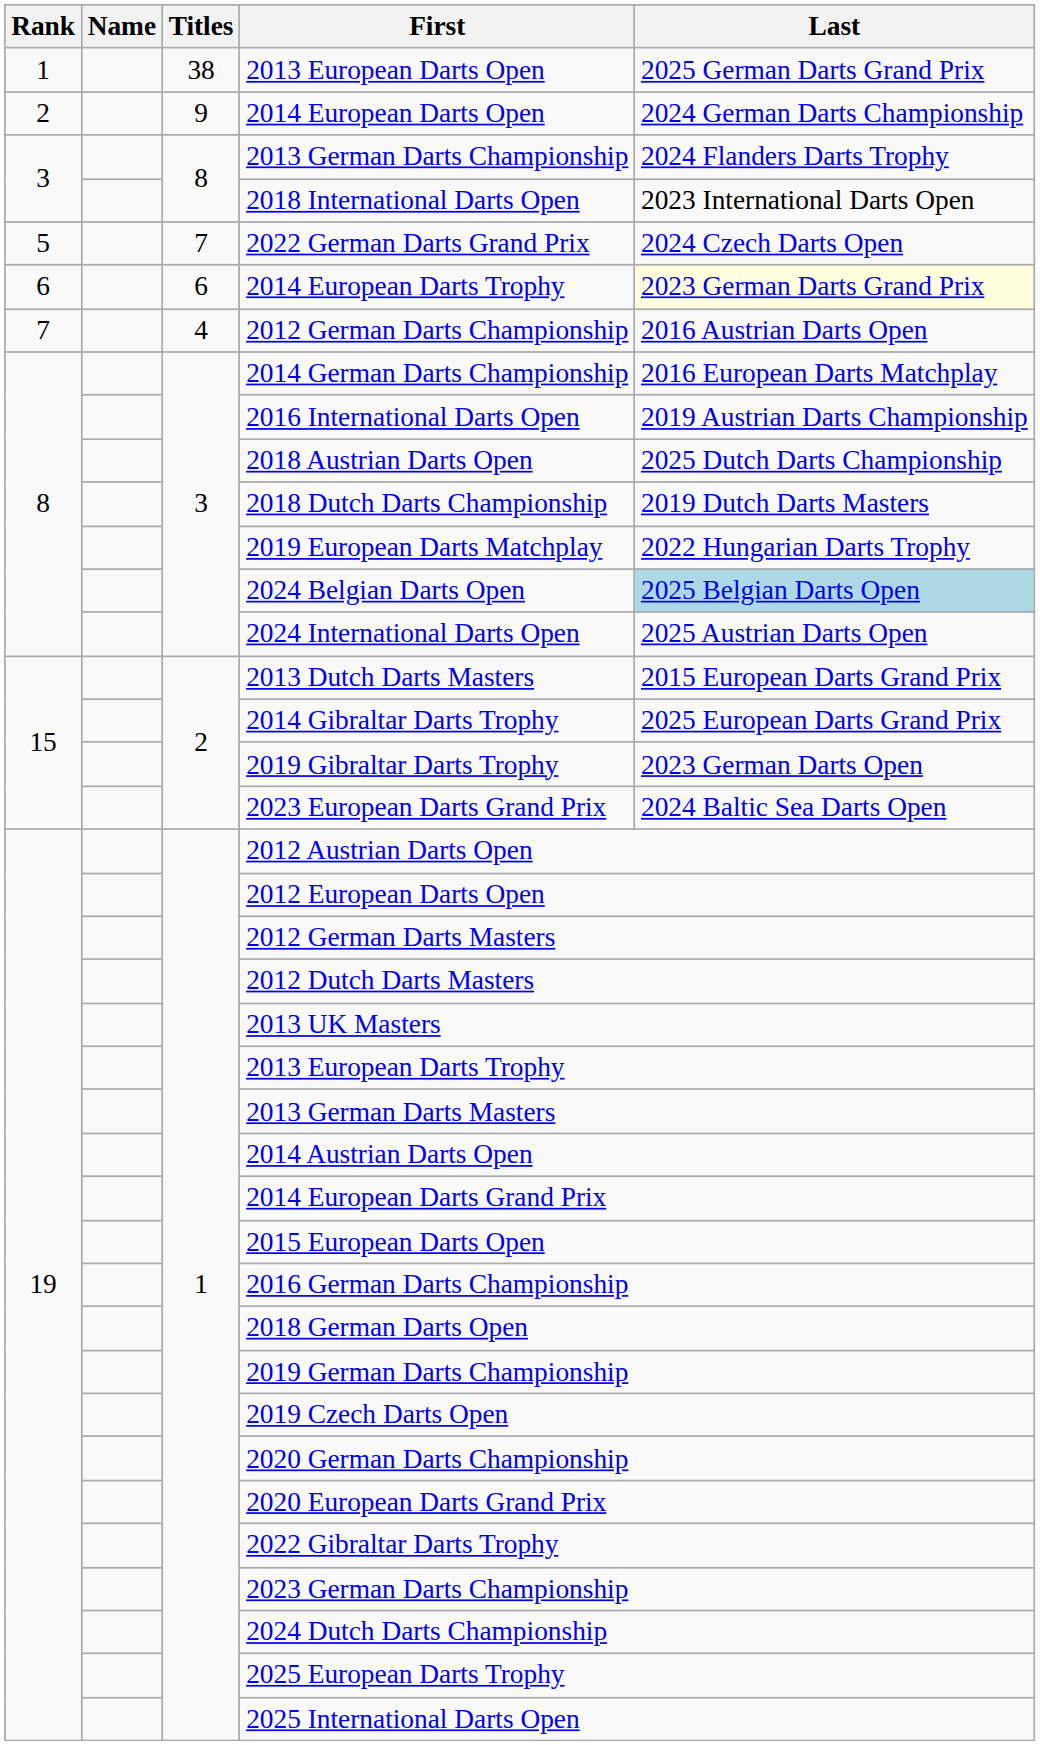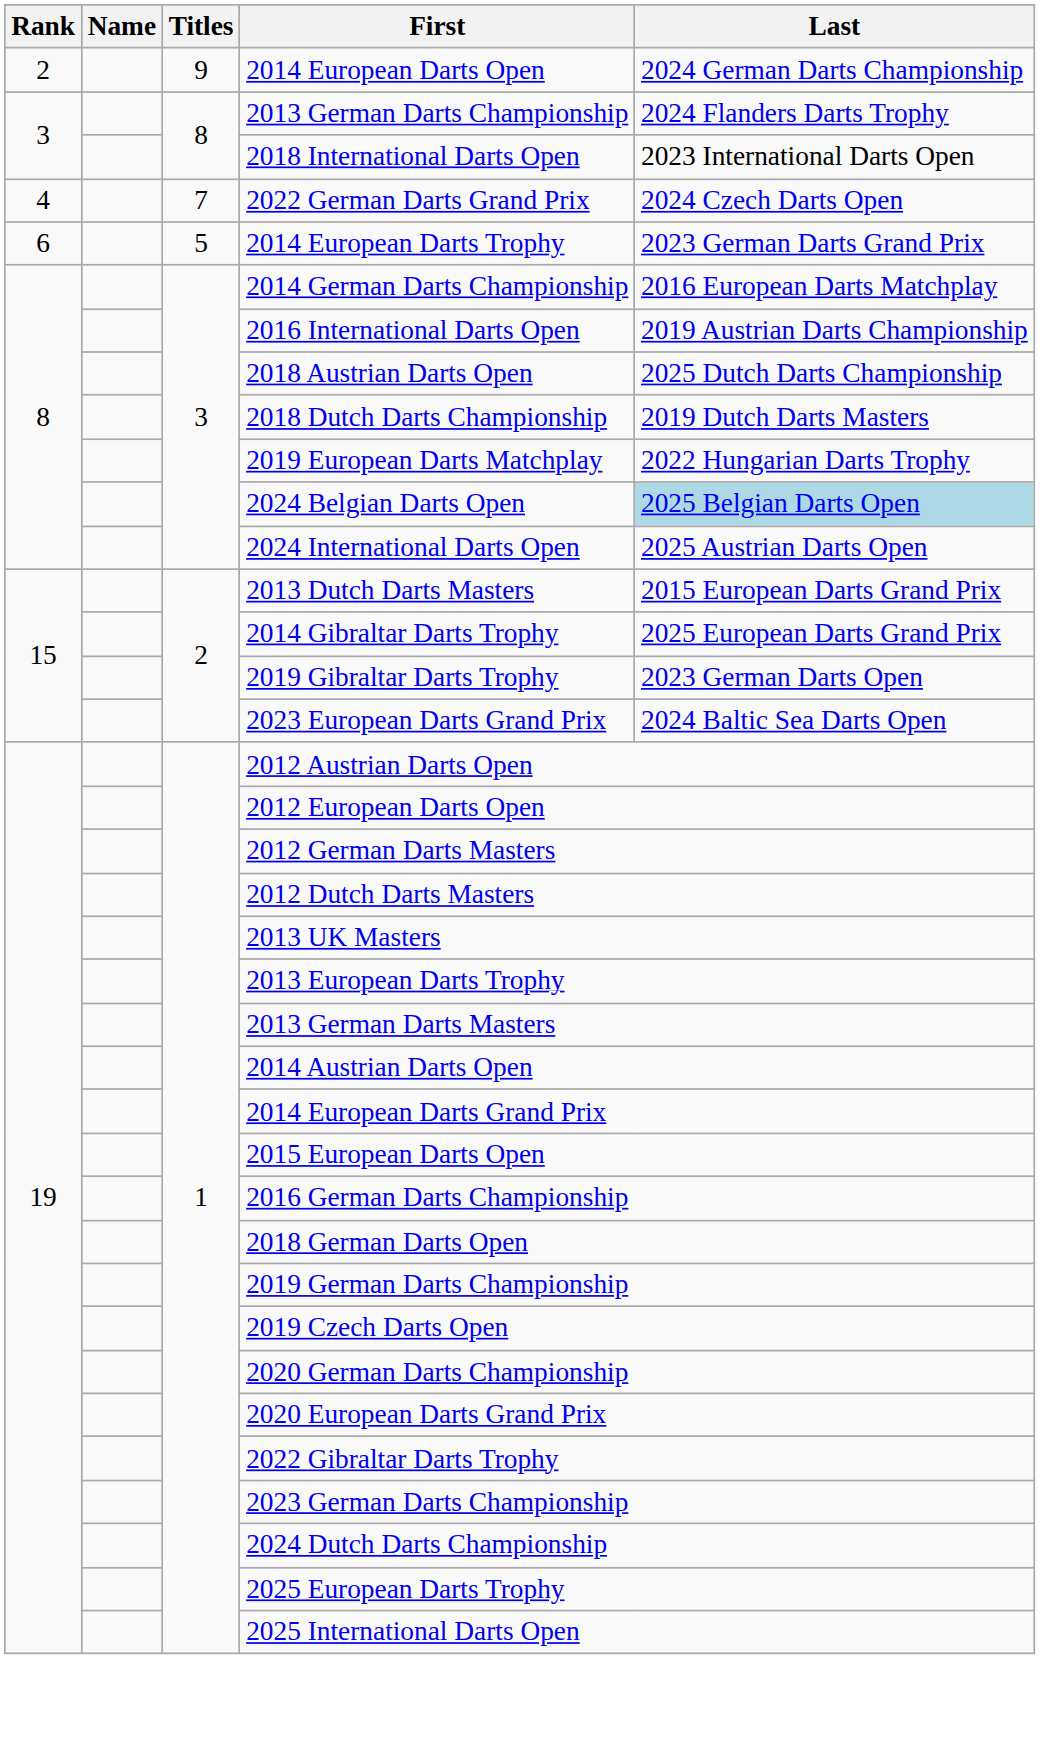- row: (395, 69)
(43, 243) 5 -> (43, 199) 4
(201, 286) 6 -> (201, 243) 5
(813, 286) lightyellow background -> (813, 243) no background
- row: (437, 329)
